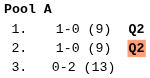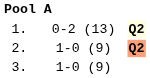(84, 29) 1-0 (9) -> (84, 29) 0-2 (13)
(136, 29) no background -> (136, 29) lightyellow background
(84, 68) 0-2 (13) -> (84, 68) 1-0 (9)
